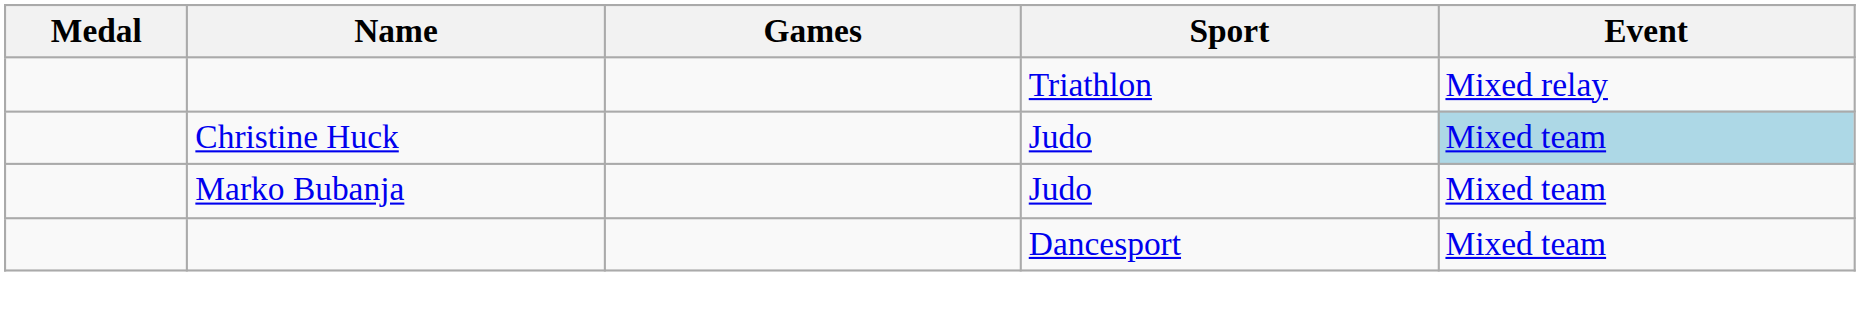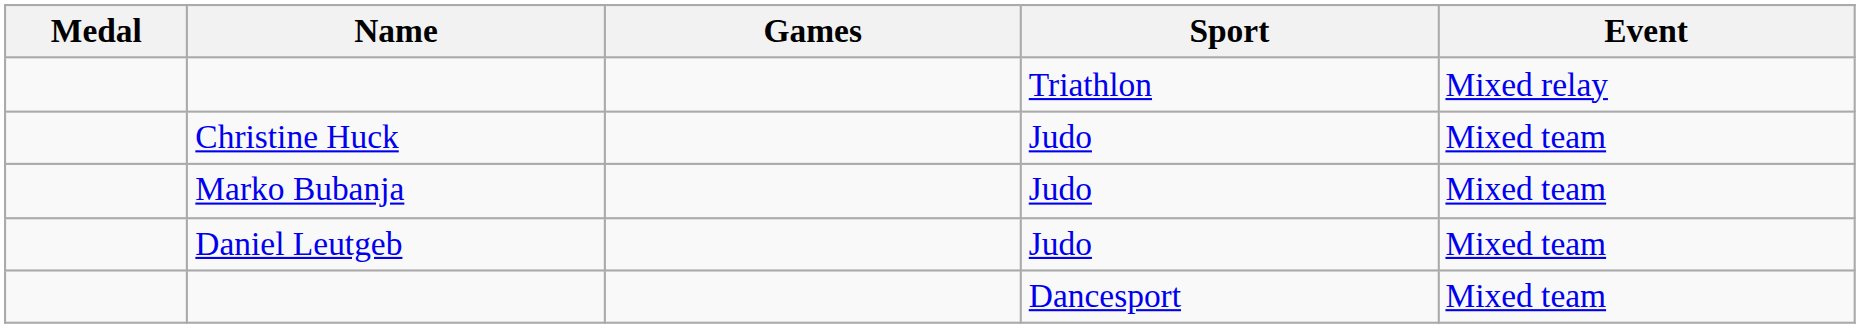(1526, 137) lightblue background -> (1526, 137) no background
+ row: (299, 243)
